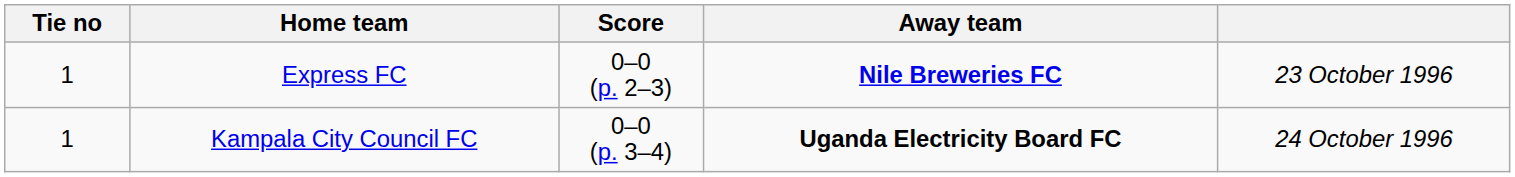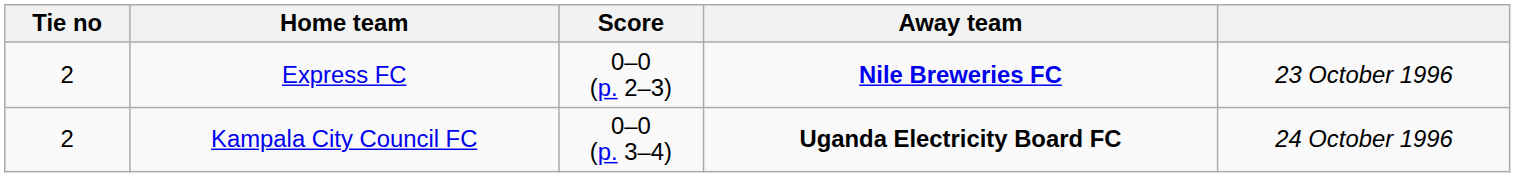(67, 74) 1 -> (67, 74) 2
(67, 139) 1 -> (67, 139) 2
